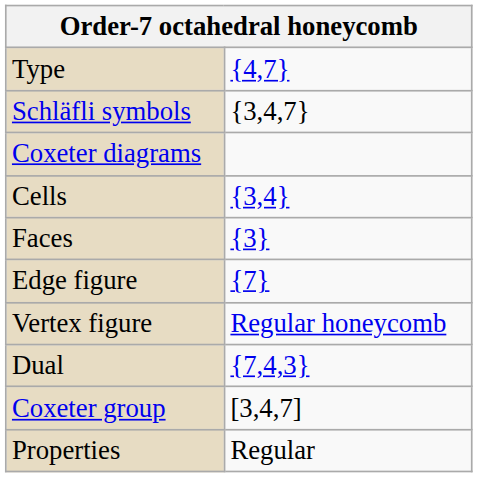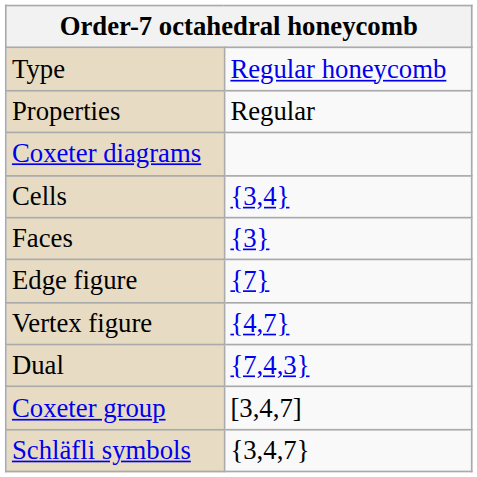(260, 68) {4,7} -> (338, 68) Regular honeycomb
rows swapped: (101, 111) <-> (66, 450)
(338, 323) Regular honeycomb -> (260, 323) {4,7}
